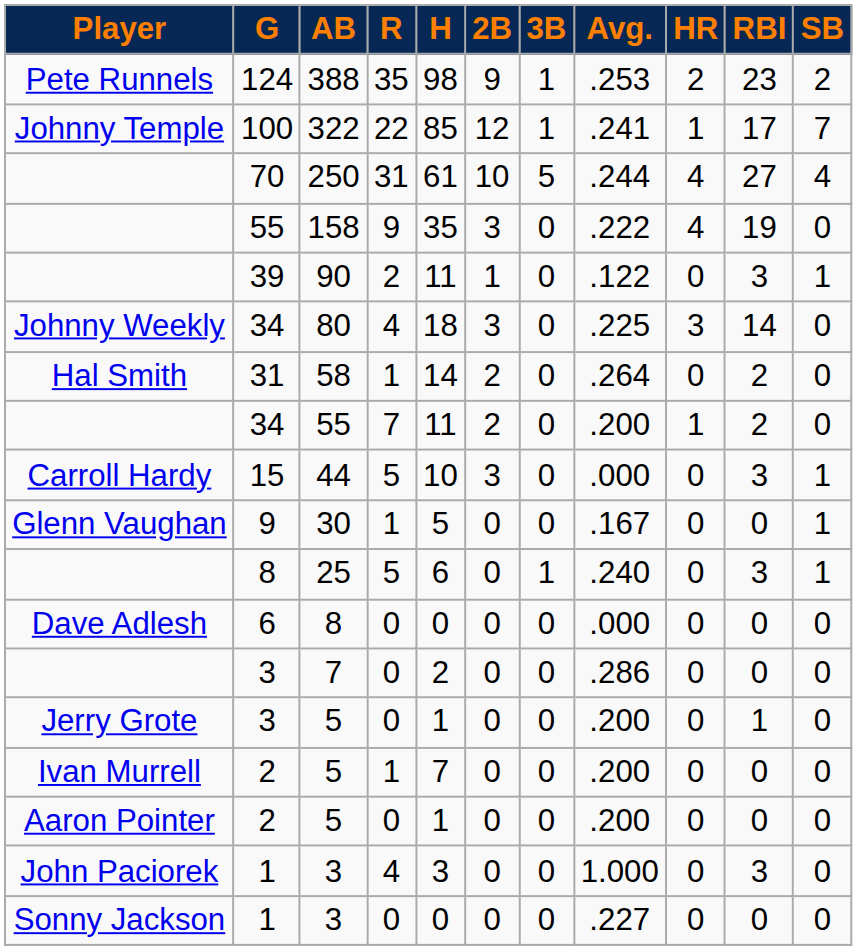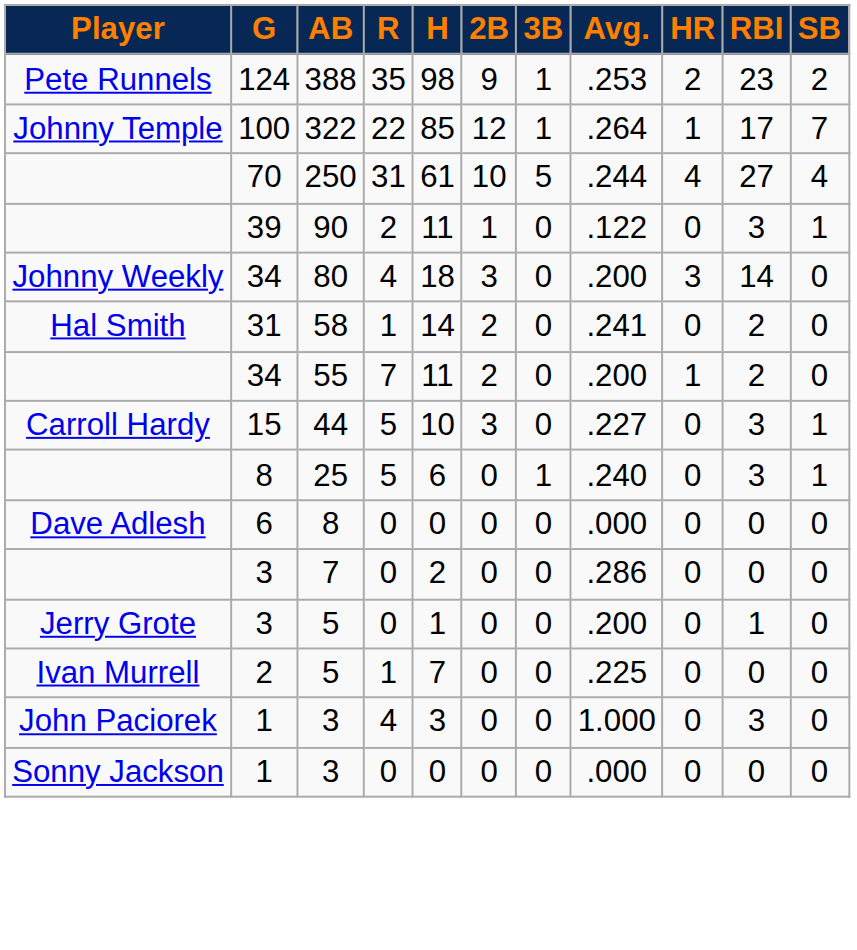(620, 128) .241 -> (617, 128) .264
- row: (119, 228)
(620, 326) .225 -> (617, 276) .200
(620, 375) .264 -> (617, 326) .241
(620, 474) .000 -> (617, 425) .227
- row: (119, 524)
(620, 771) .200 -> (617, 672) .225
- row: (119, 820)
(620, 919) .227 -> (617, 771) .000
